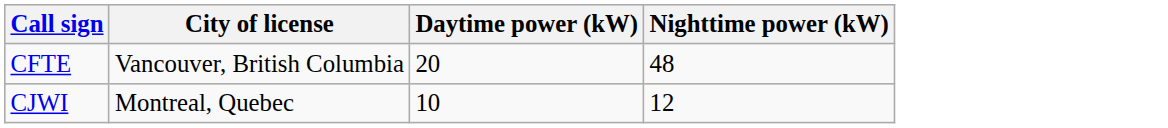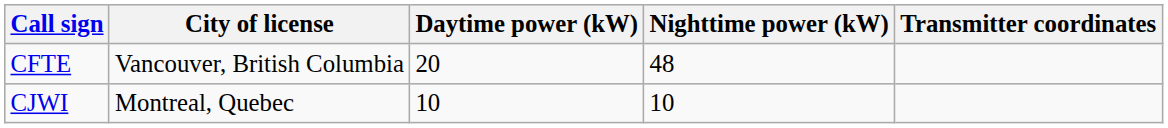+ column: (1028, 24)
(662, 102) 12 -> (662, 102) 10
